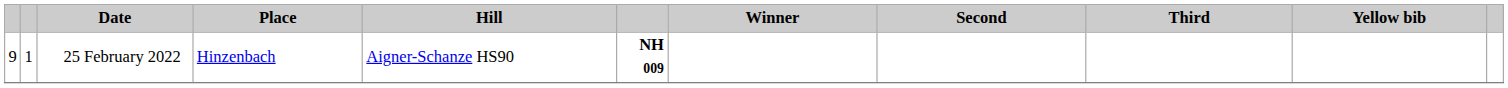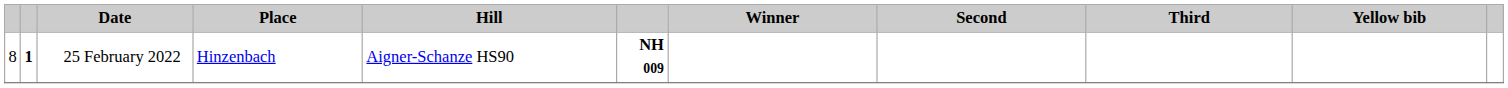(13, 56) 9 -> (13, 56) 8
(29, 56) normal -> (29, 56) bold
